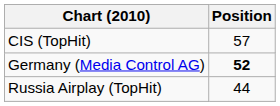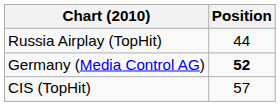rows swapped: (49, 40) <-> (85, 88)
